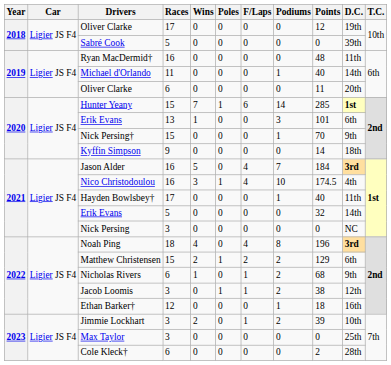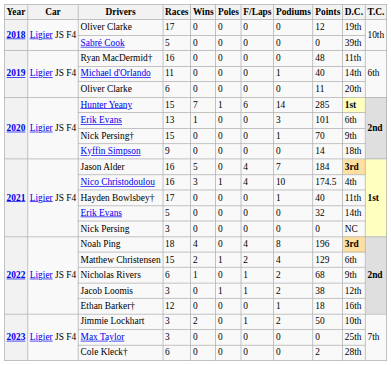(278, 259) 2 -> (278, 259) 4
(320, 321) 39 -> (320, 321) 50
